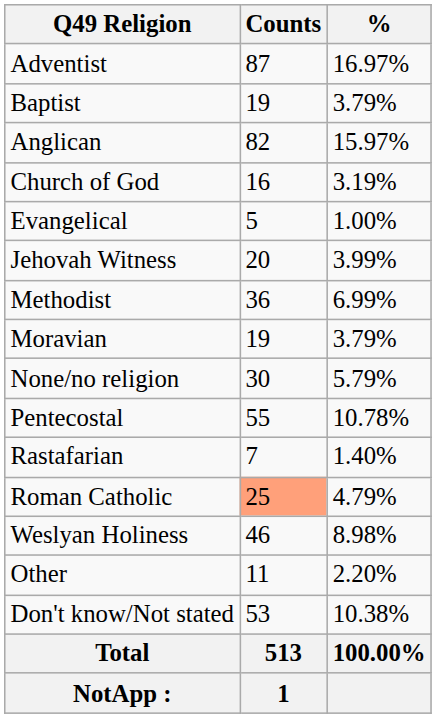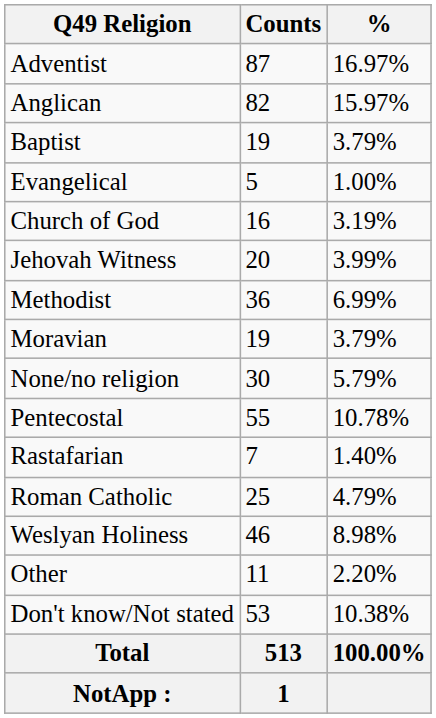rows swapped: (56, 142) <-> (46, 102)
rows swapped: (85, 181) <-> (69, 220)
(258, 496) lightsalmon background -> (258, 496) no background
